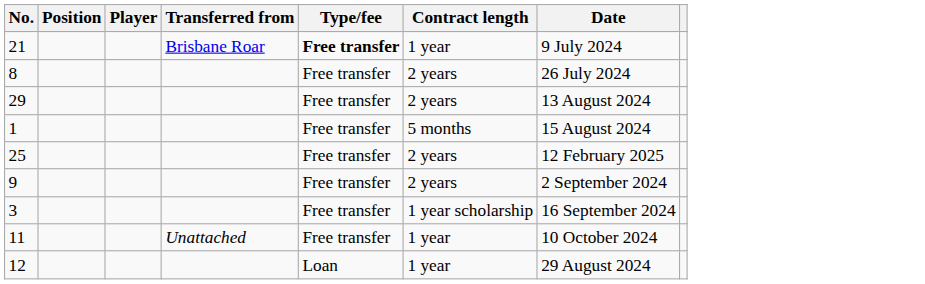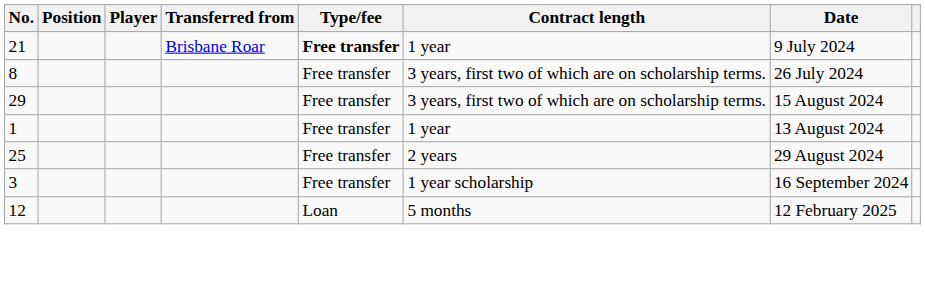(432, 73) 2 years -> (587, 73) 3 years, first two of which are on scholarship terms.
(432, 100) 2 years -> (587, 100) 3 years, first two of which are on scholarship terms.
(596, 100) 13 August 2024 -> (829, 100) 15 August 2024
(439, 127) 5 months -> (429, 127) 1 year
(596, 127) 15 August 2024 -> (829, 127) 13 August 2024
(603, 155) 12 February 2025 -> (829, 155) 29 August 2024
- row: (13, 182)
- row: (17, 237)
(429, 264) 1 year -> (439, 210) 5 months
(596, 264) 29 August 2024 -> (835, 210) 12 February 2025
